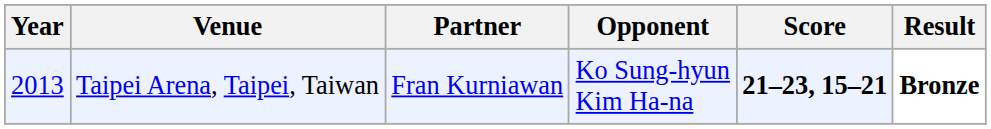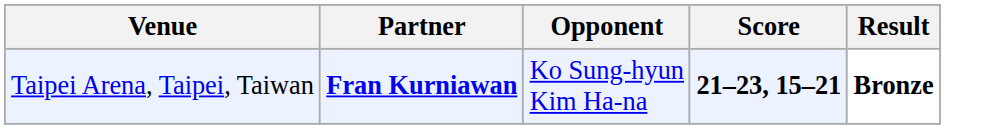- column: (37, 26)
(477, 85) normal -> (422, 85) bold
